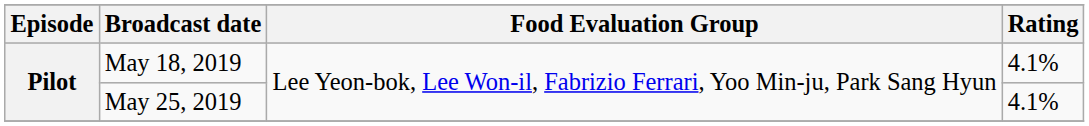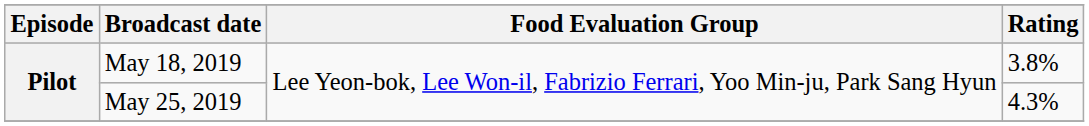(1033, 62) 4.1% -> (1033, 62) 3.8%
(1033, 101) 4.1% -> (1033, 101) 4.3%
